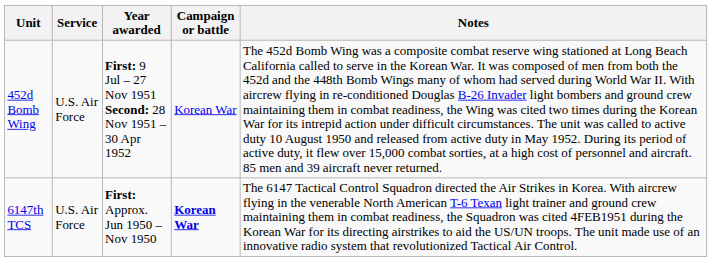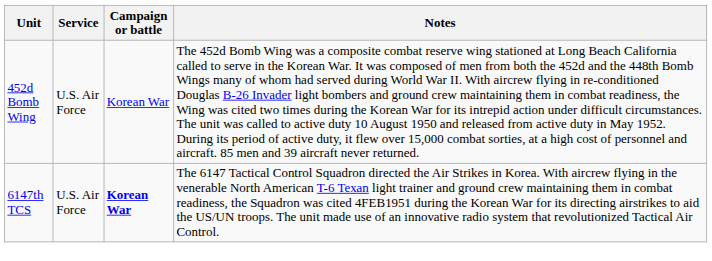- column: (137, 23)
